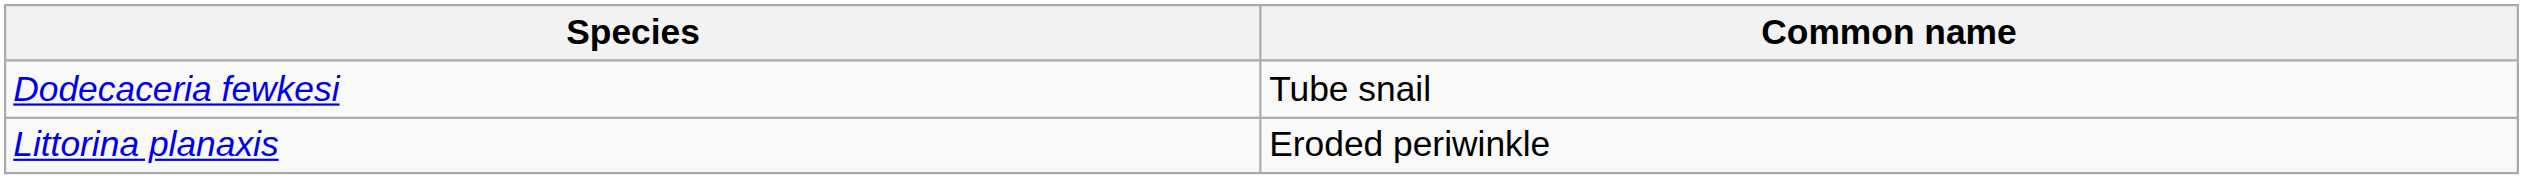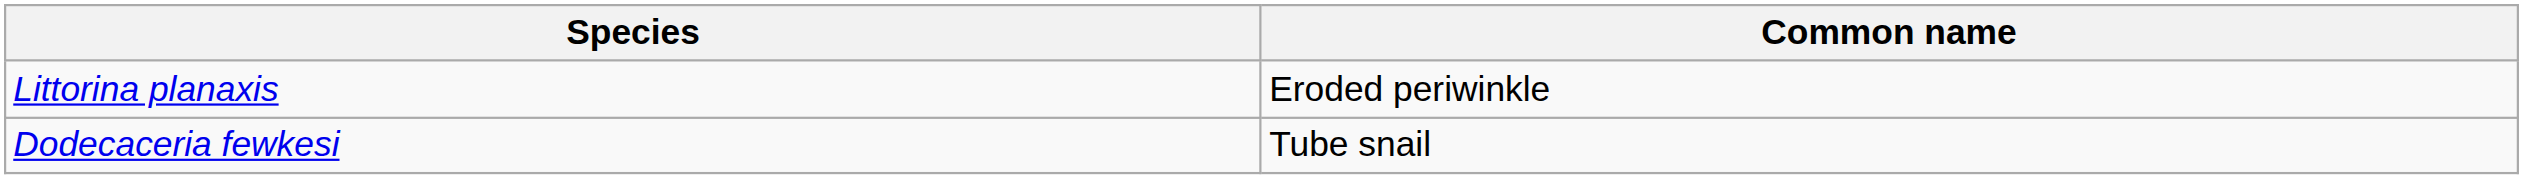rows swapped: (176, 88) <-> (146, 144)
